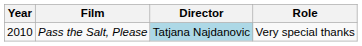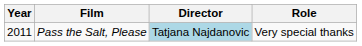(20, 31) 2010 -> (19, 31) 2011
